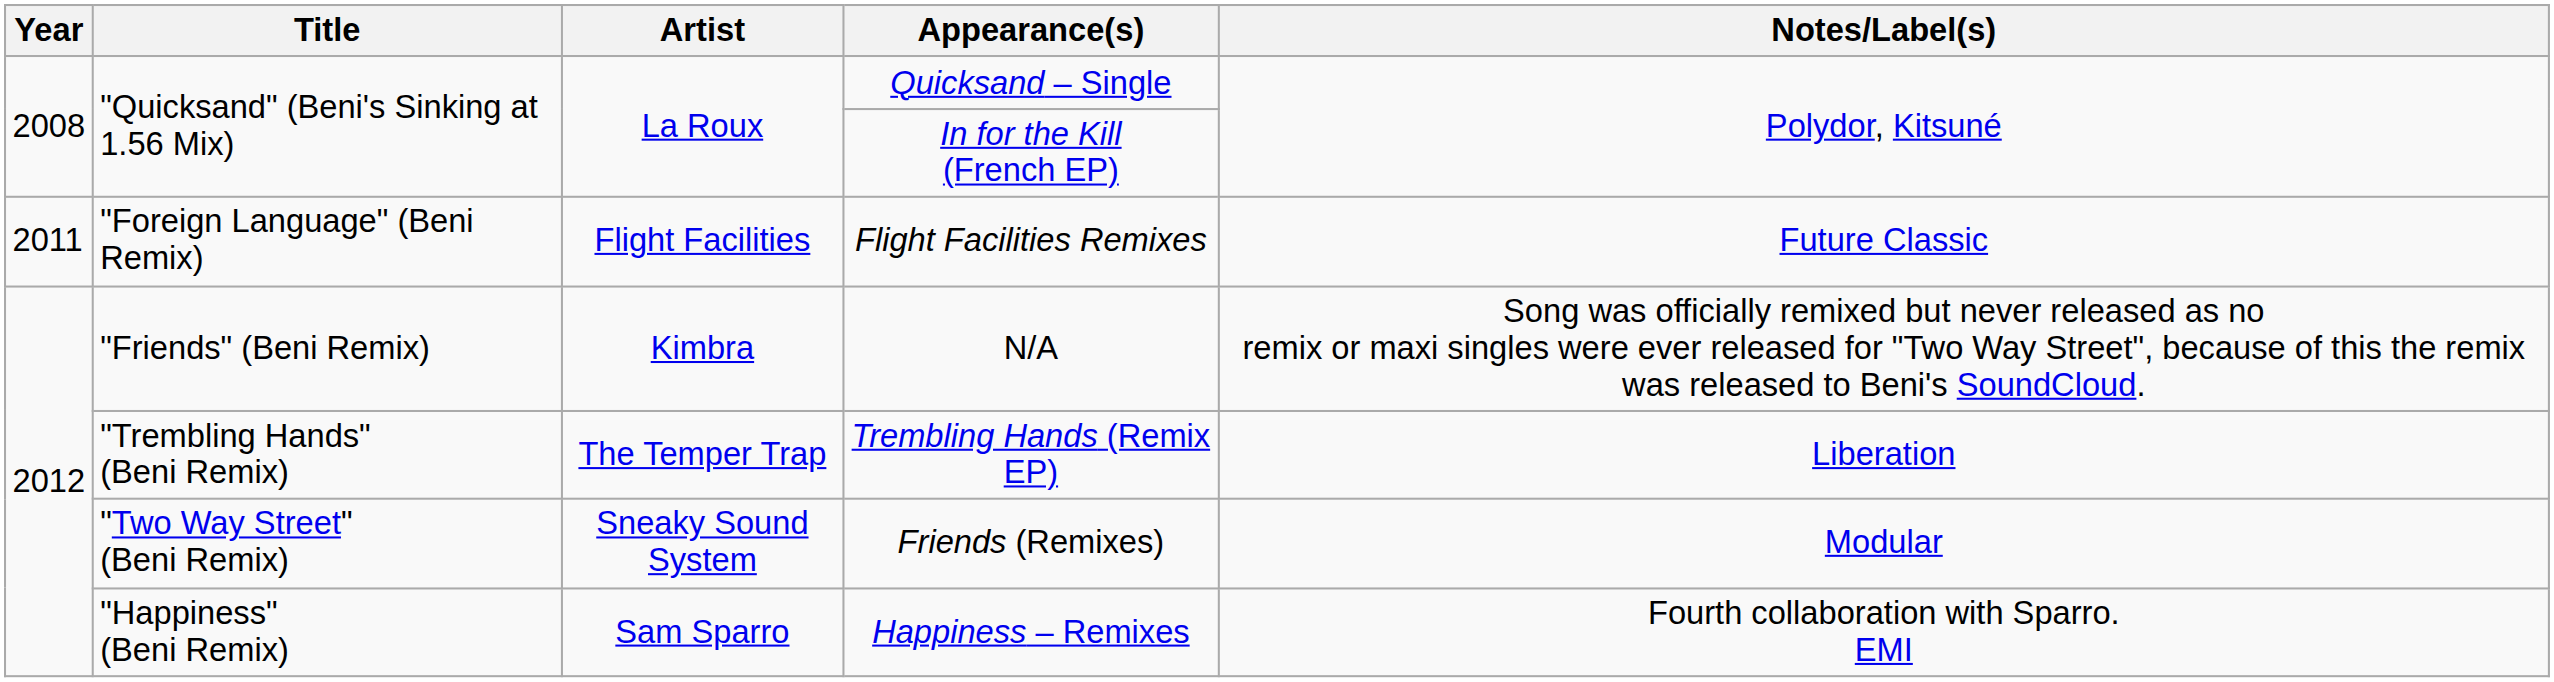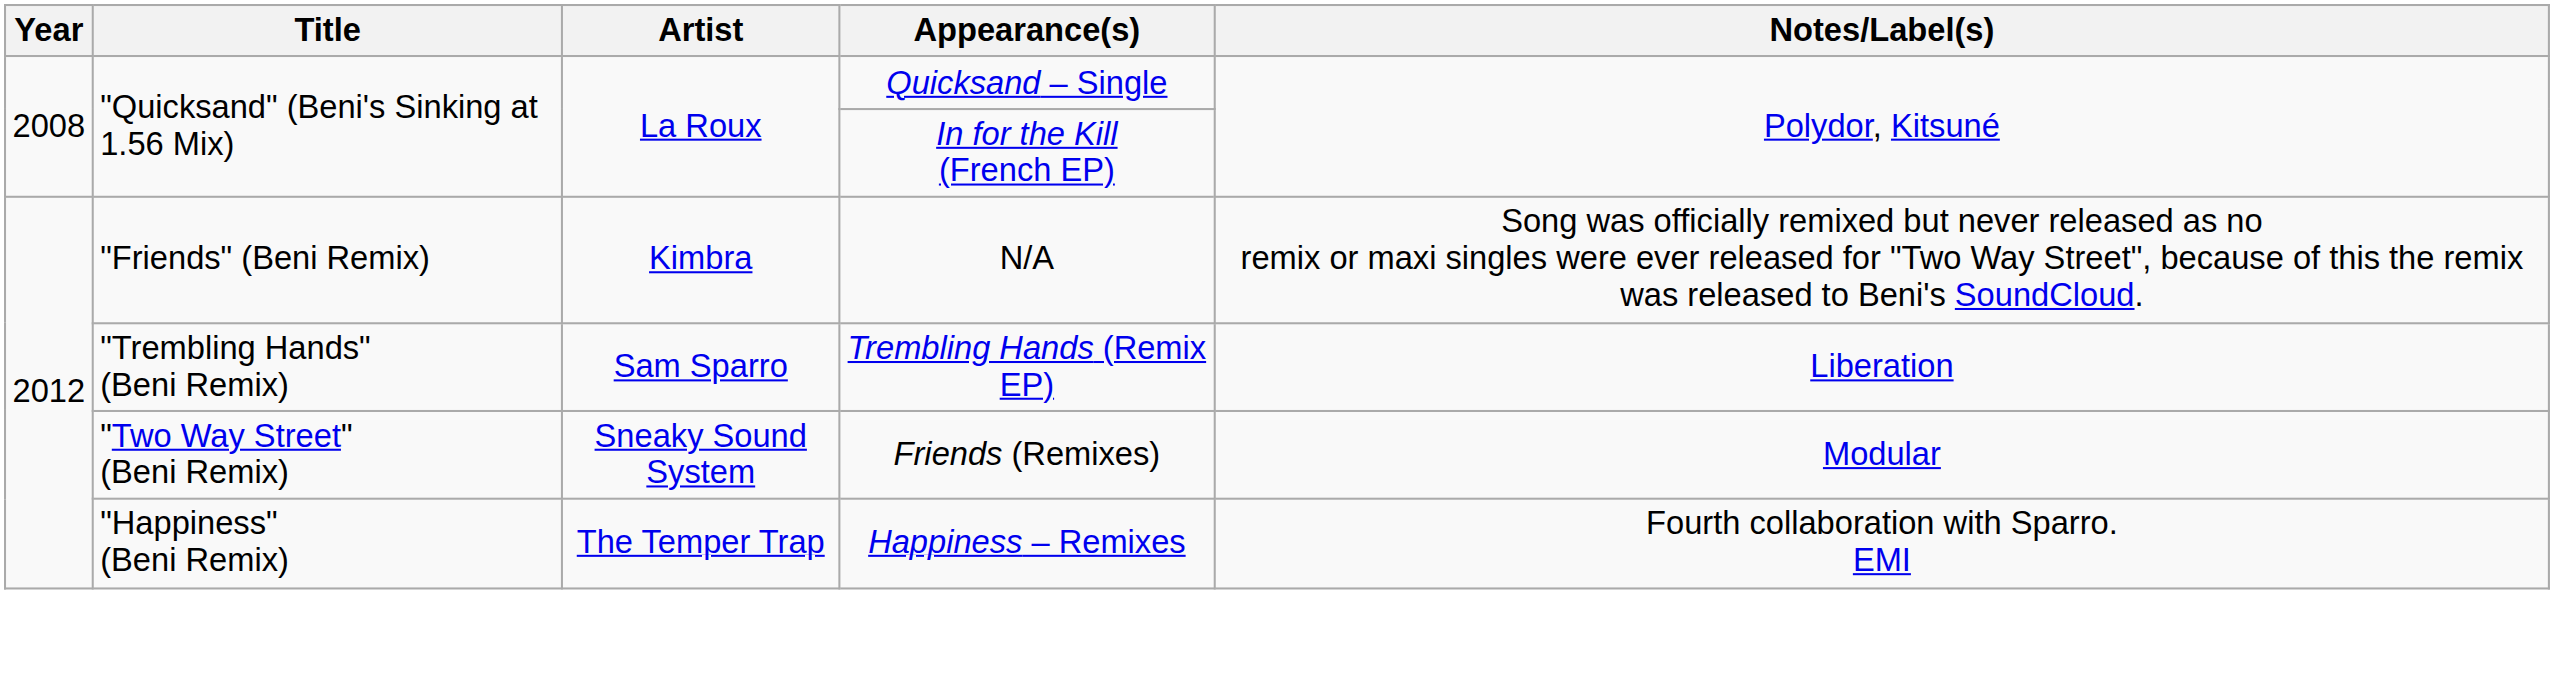- row: (1031, 240)
(702, 454) The Temper Trap -> (701, 365) Sam Sparro
(702, 631) Sam Sparro -> (701, 542) The Temper Trap
